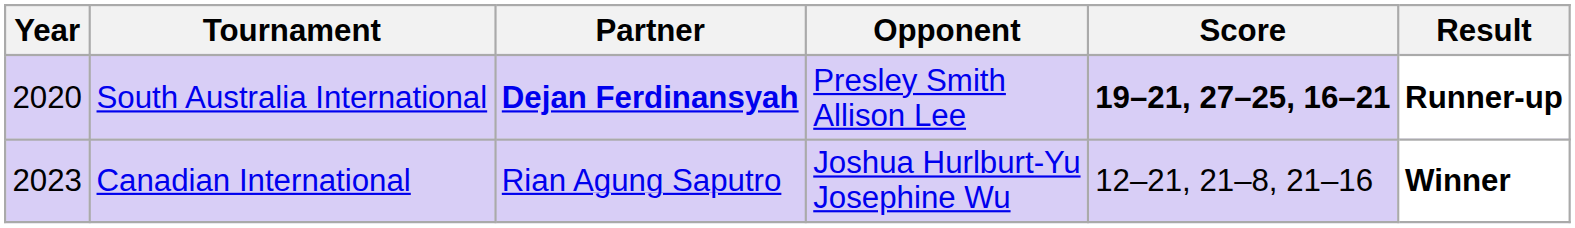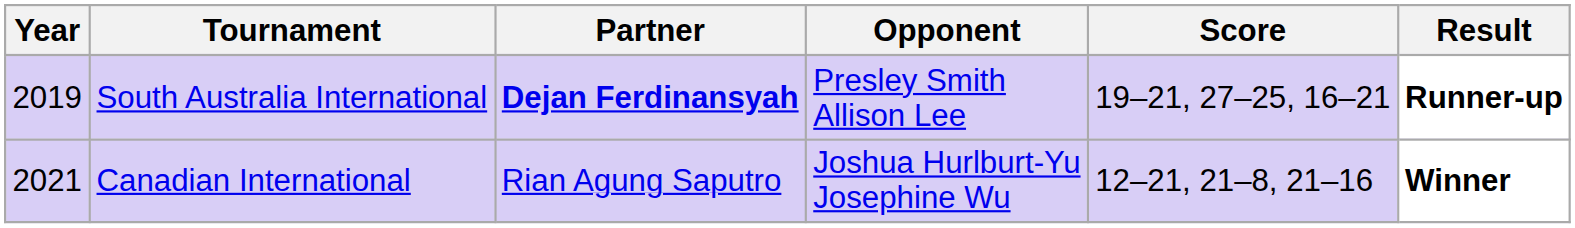(47, 97) 2020 -> (47, 97) 2019
(1243, 97) bold -> (1243, 97) normal
(47, 181) 2023 -> (47, 181) 2021
